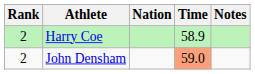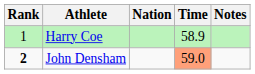(23, 36) 2 -> (23, 36) 1
(23, 58) normal -> (23, 58) bold
